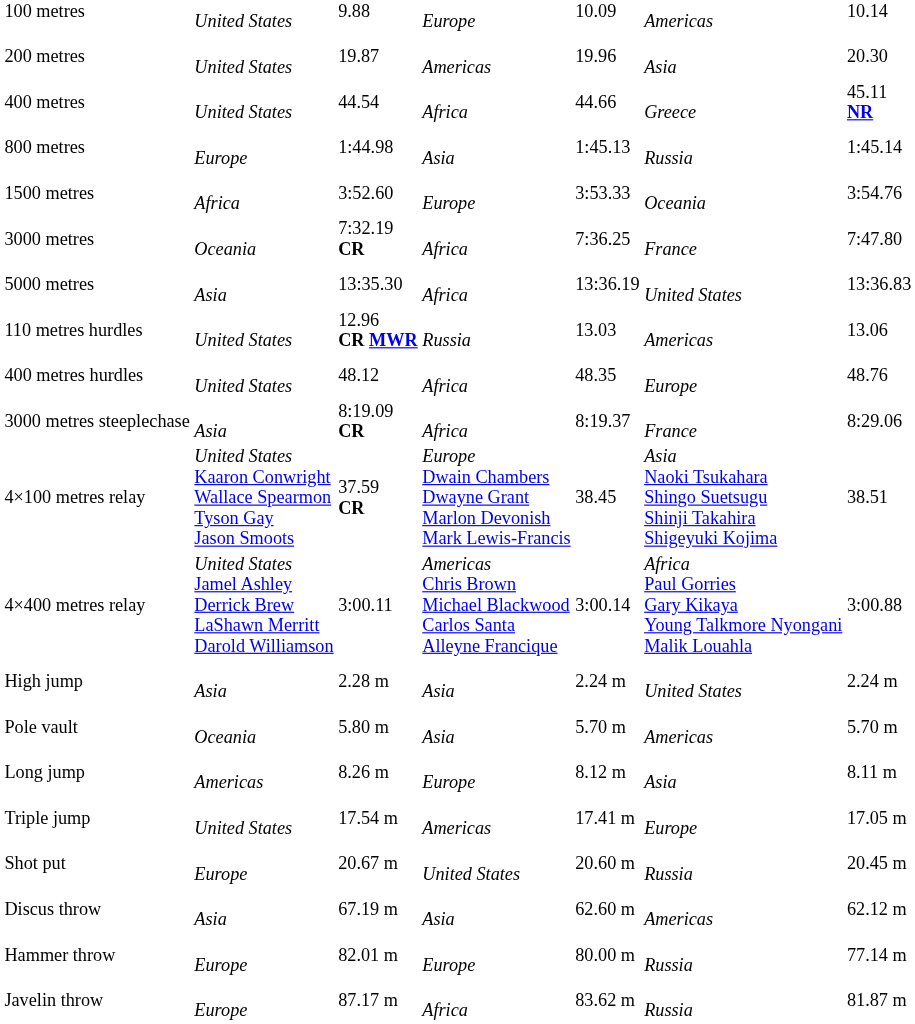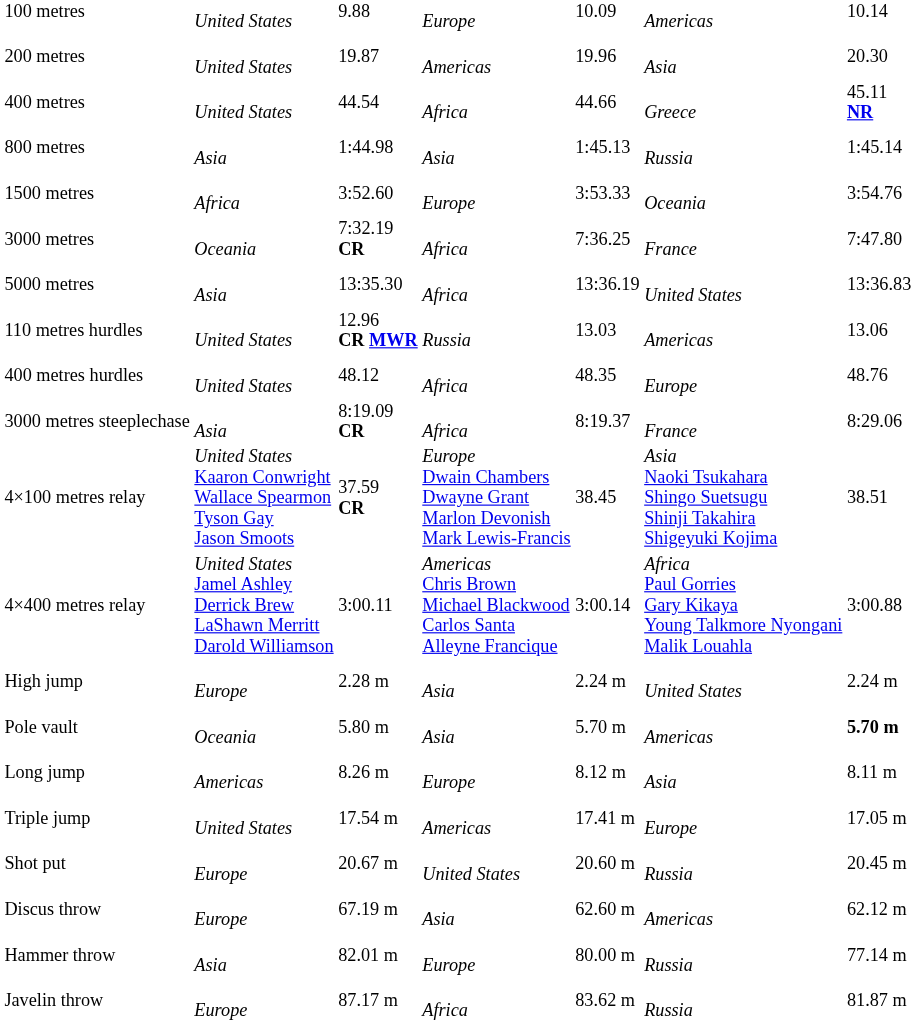(221, 157) Europe -> (211, 157) Asia
(211, 691) Asia -> (221, 691) Europe
(872, 726) normal -> (873, 726) bold
(211, 919) Asia -> (221, 919) Europe
(221, 965) Europe -> (211, 965) Asia
